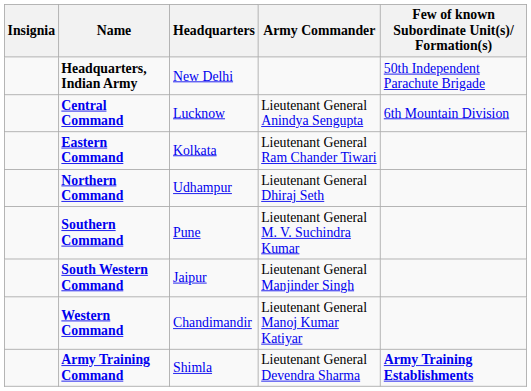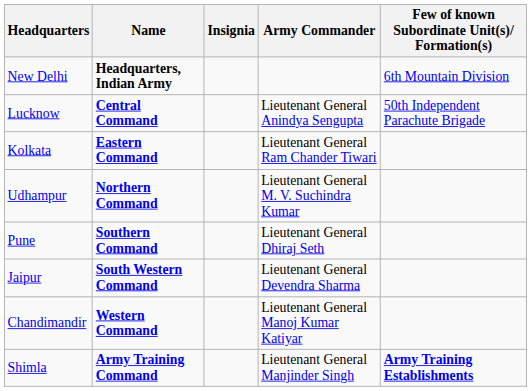columns swapped: (31, 30) <-> (214, 30)
(434, 75) 50th Independent Parachute Brigade -> (446, 75) 6th Mountain Division
(446, 113) 6th Mountain Division -> (434, 113) 50th Independent Parachute Brigade
(314, 187) Lieutenant General Dhiraj Seth -> (314, 195) Lieutenant General M. V. Suchindra Kumar
(314, 232) Lieutenant General M. V. Suchindra Kumar -> (314, 240) Lieutenant General Dhiraj Seth
(314, 277) Lieutenant General Manjinder Singh -> (314, 277) Lieutenant General Devendra Sharma
(314, 368) Lieutenant General Devendra Sharma -> (314, 368) Lieutenant General Manjinder Singh
